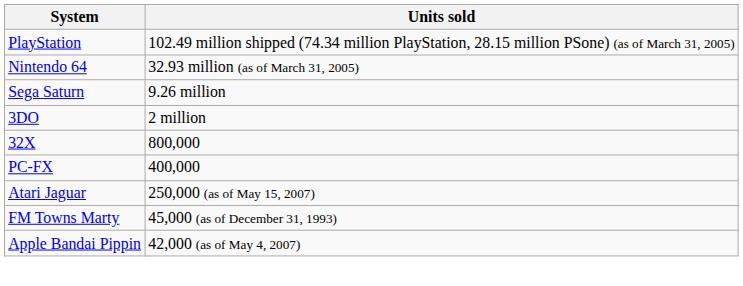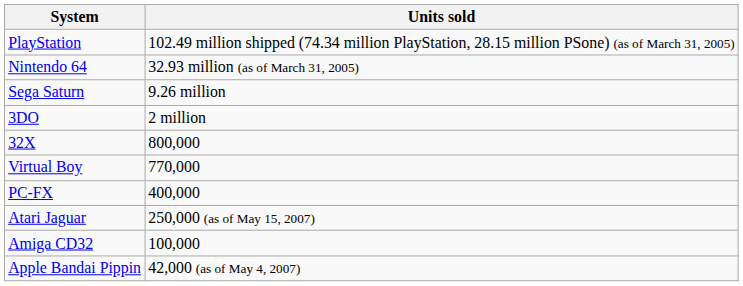+ row: (45, 167)
+ row: (51, 243)
- row: (64, 218)
